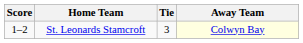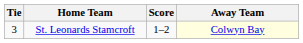columns swapped: (167, 13) <-> (20, 13)
